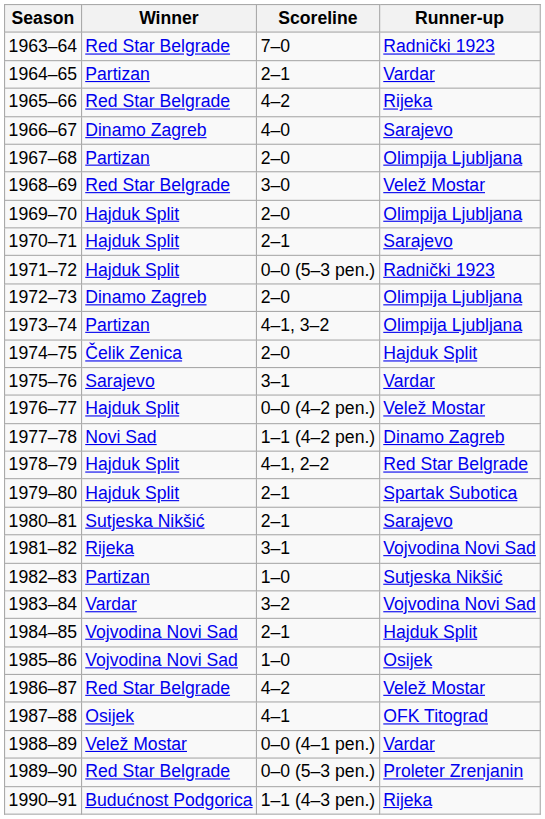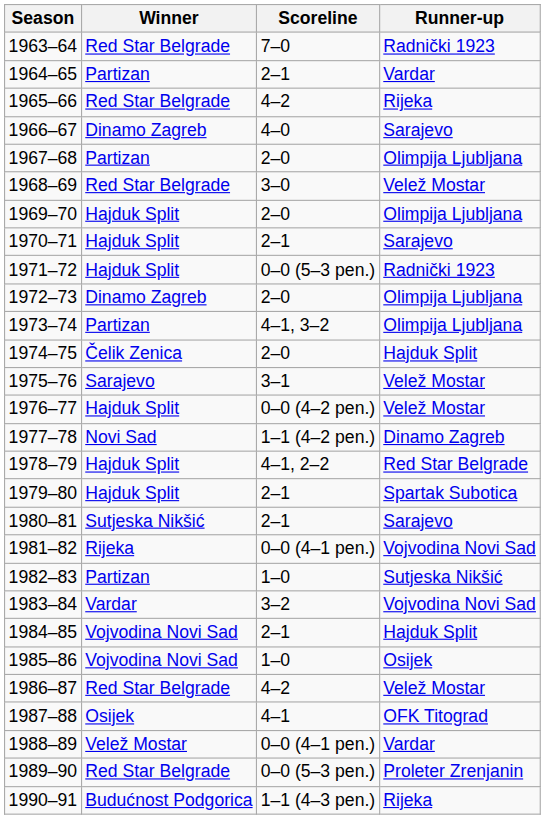(409, 381) Vardar -> (434, 381) Velež Mostar
(275, 548) 3–1 -> (318, 548) 0–0 (4–1 pen.)
